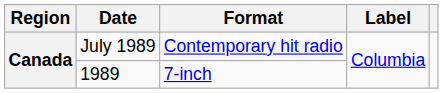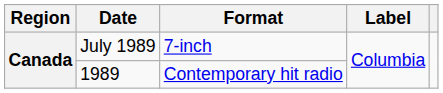(253, 46) Contemporary hit radio -> (188, 46) 7-inch
(188, 74) 7-inch -> (253, 74) Contemporary hit radio
